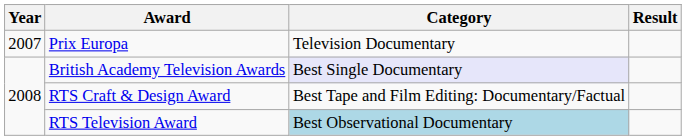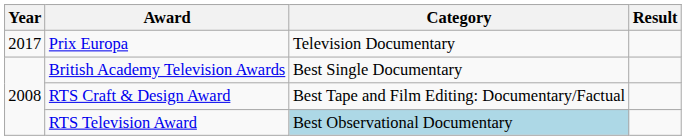(25, 43) 2007 -> (25, 43) 2017
(378, 69) lavender background -> (378, 69) no background
